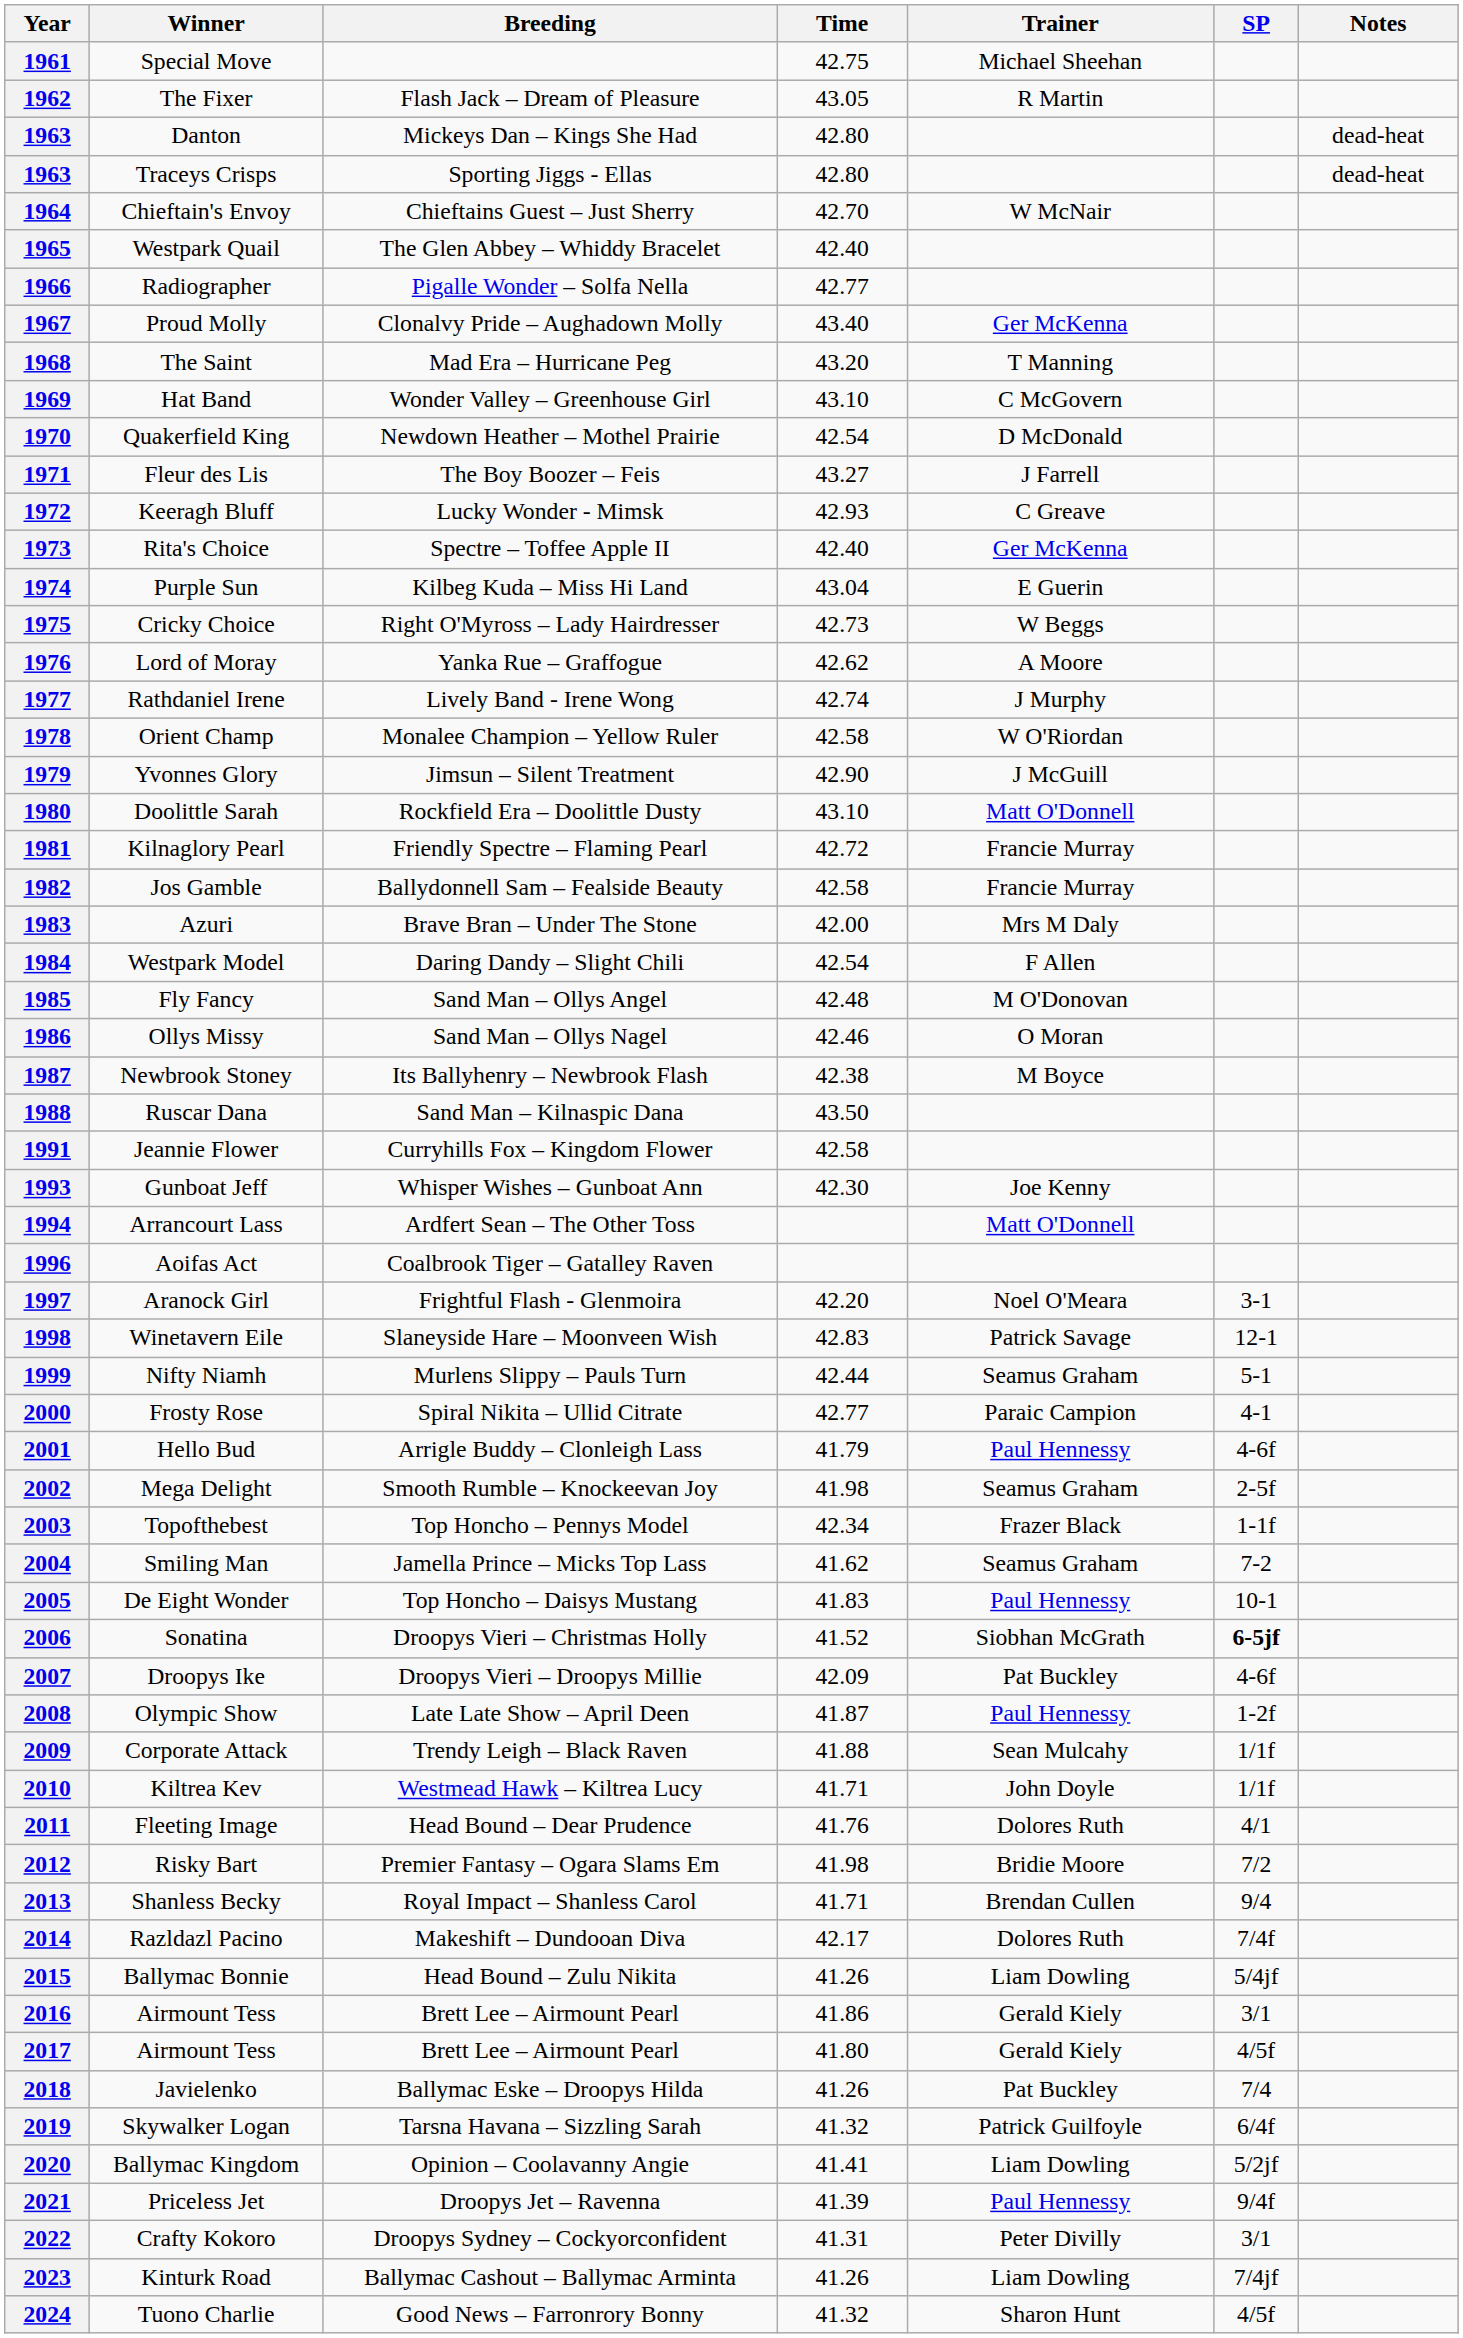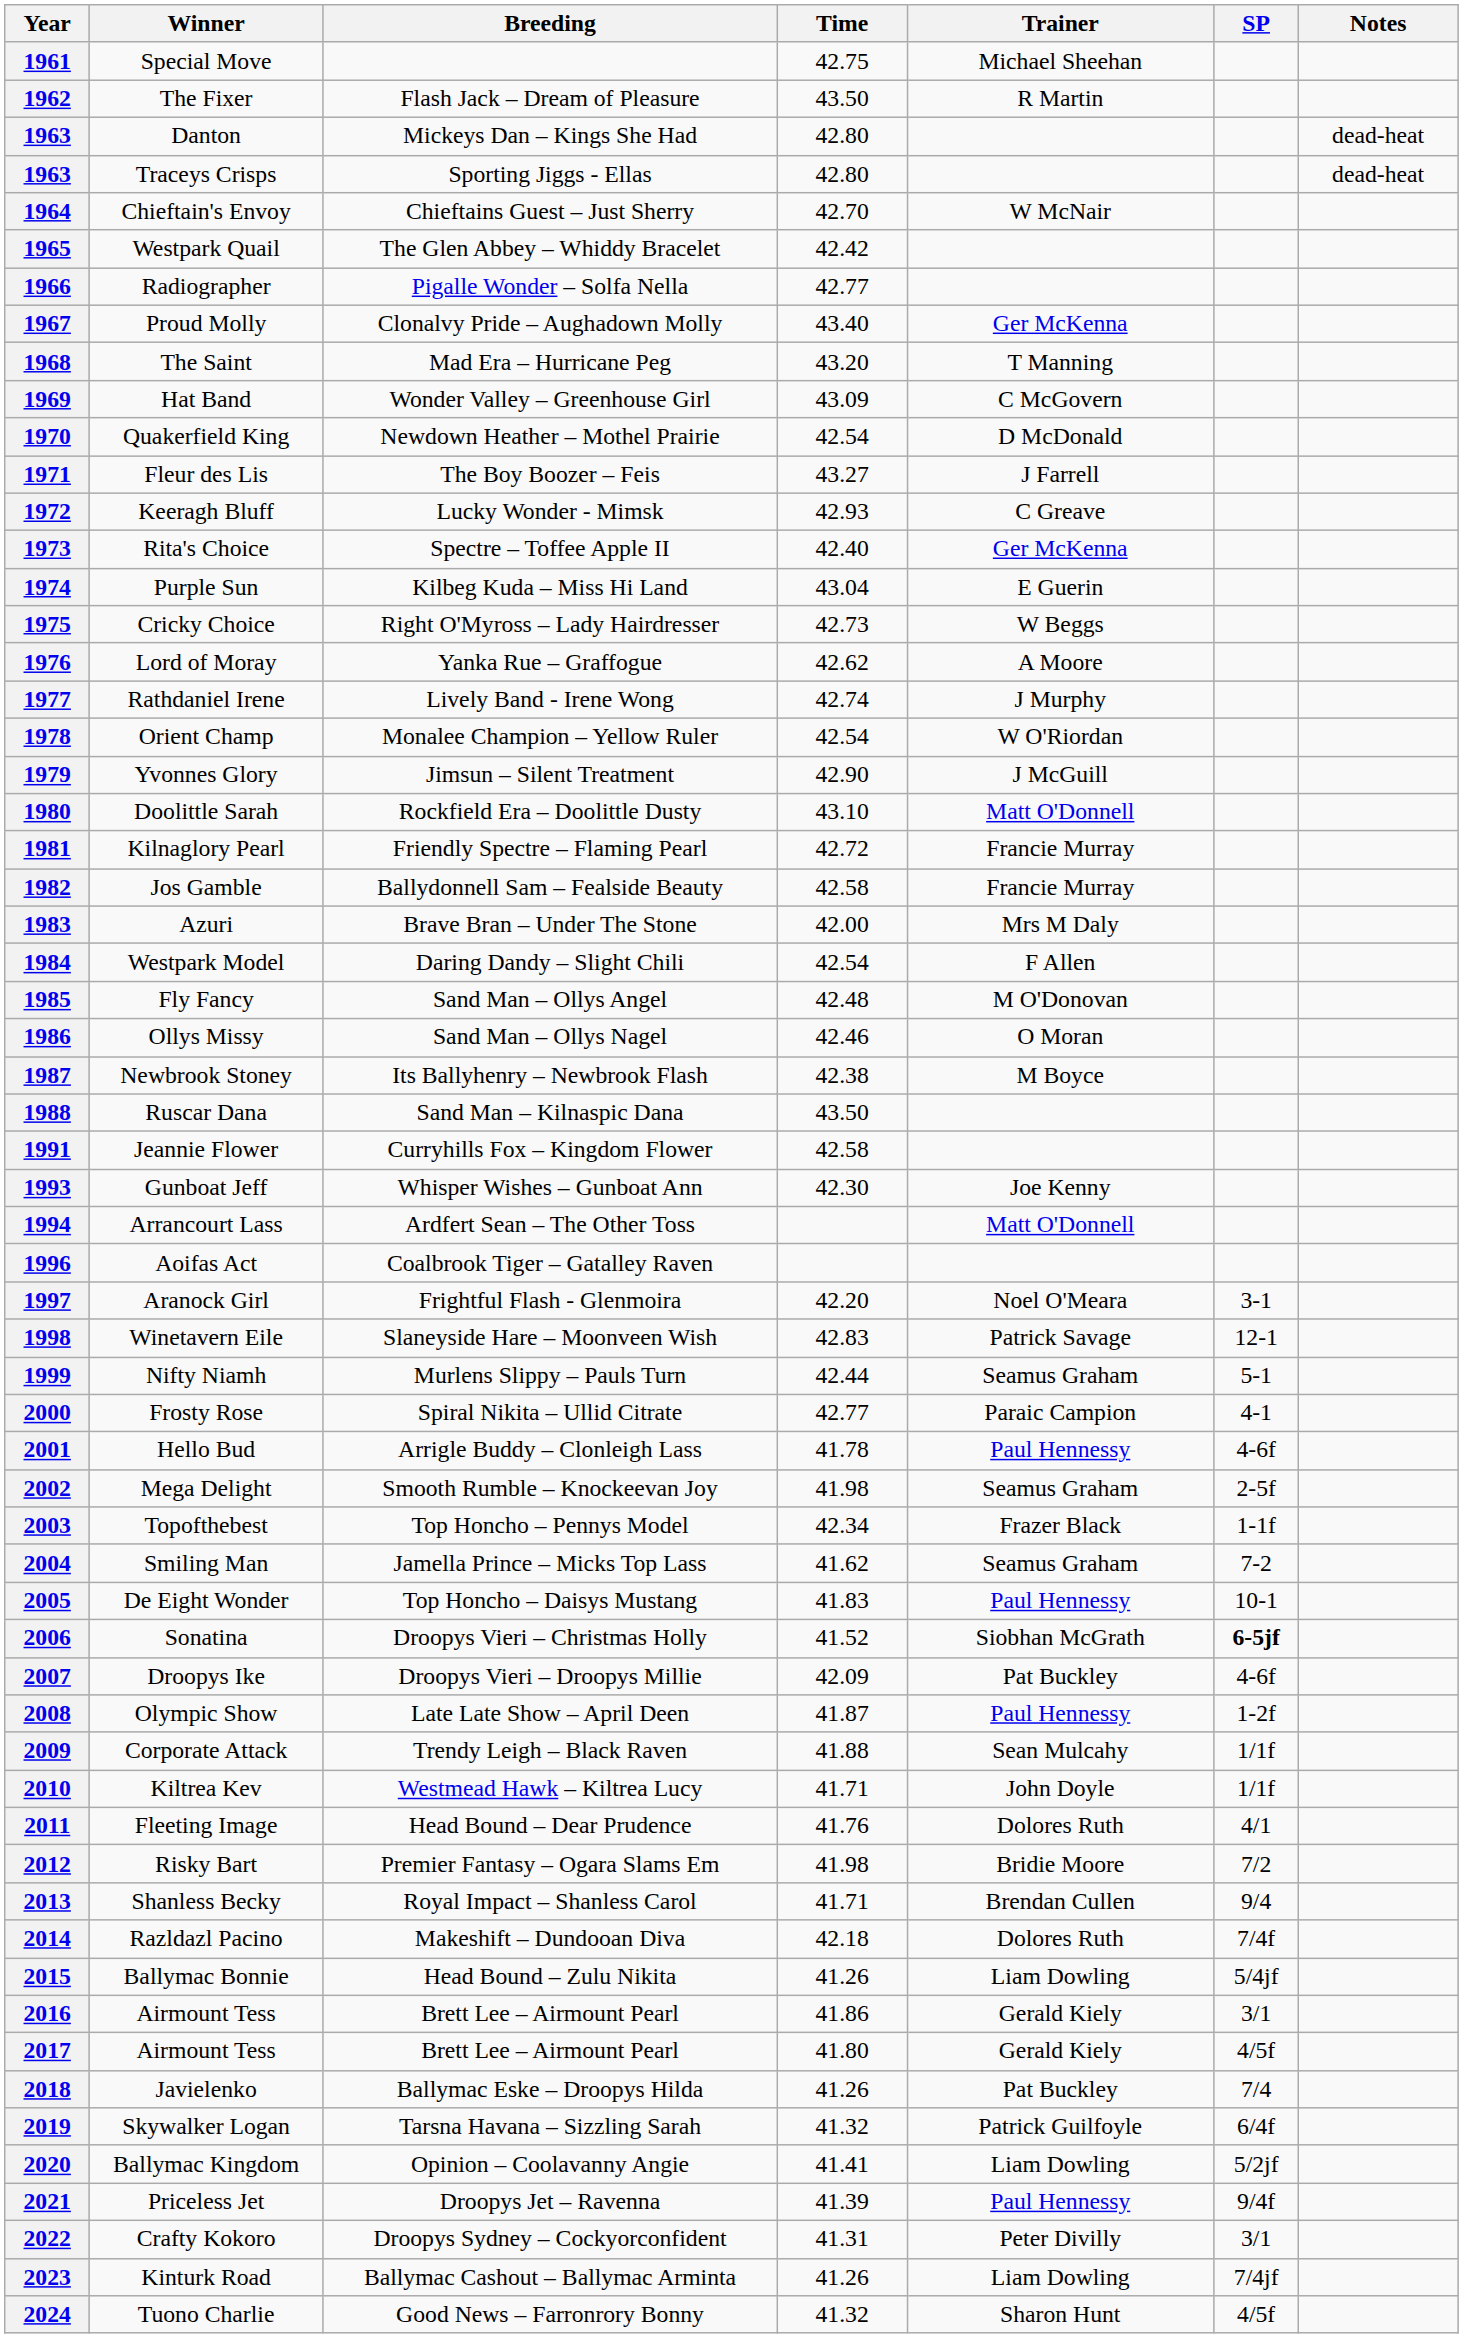(842, 98) 43.05 -> (842, 98) 43.50
(842, 248) 42.40 -> (842, 248) 42.42
(842, 398) 43.10 -> (842, 398) 43.09
(842, 736) 42.58 -> (842, 736) 42.54
(842, 1450) 41.79 -> (842, 1450) 41.78
(842, 1938) 42.17 -> (842, 1938) 42.18
